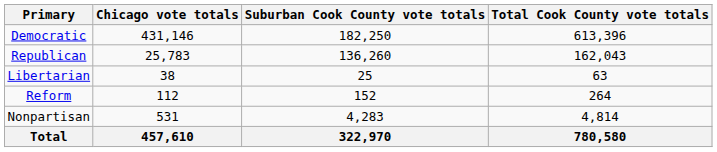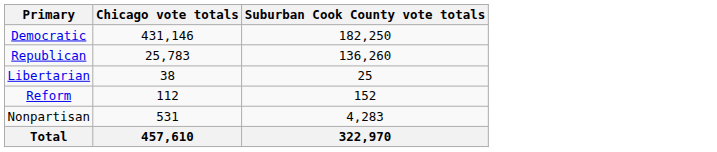- column: (600, 15)
